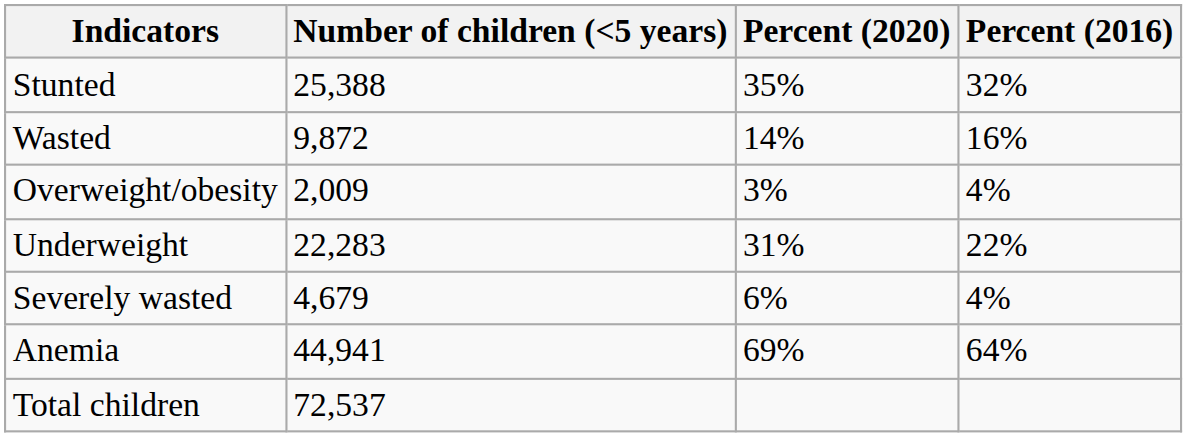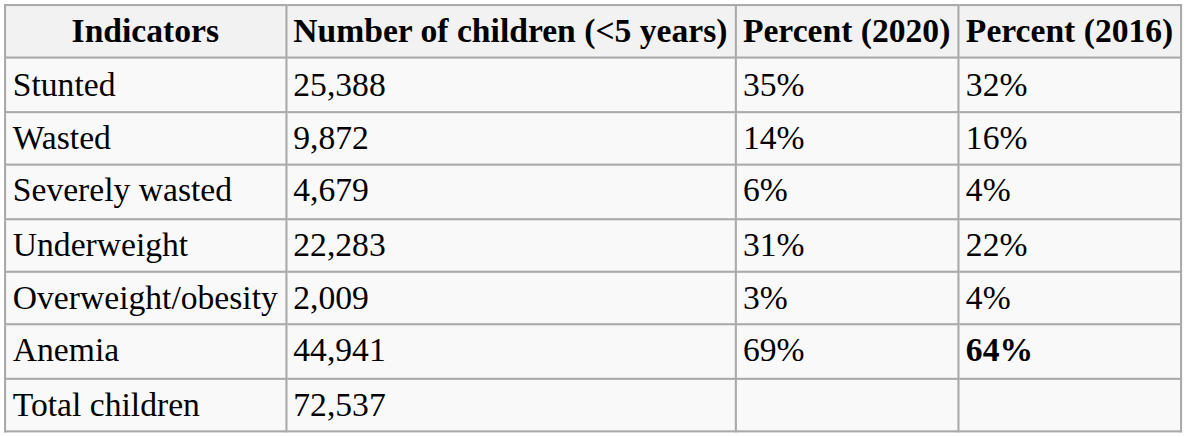rows swapped: (122, 297) <-> (145, 191)
(997, 350) normal -> (999, 350) bold
